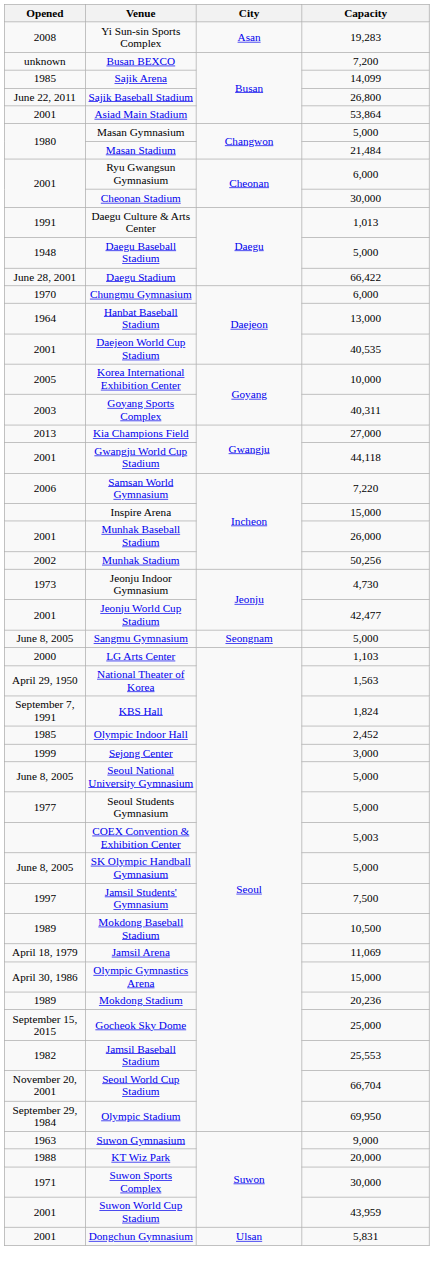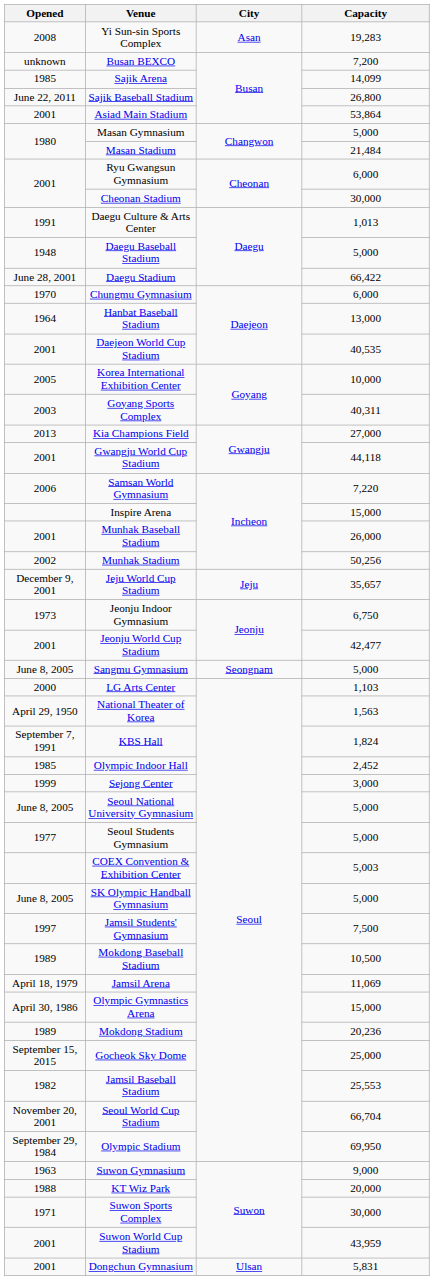+ row: (141, 584)
(366, 584) 4,730 -> (366, 614) 6,750
